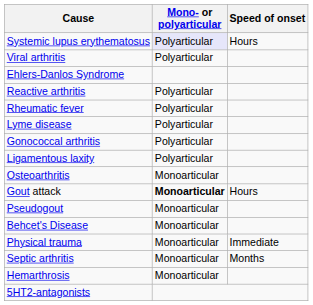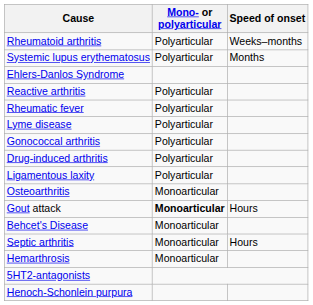+ row: (54, 41)
(184, 41) lavender background -> (184, 58) no background
(244, 41) Hours -> (247, 58) Months
- row: (36, 58)
+ row: (57, 158)
- row: (35, 208)
- row: (44, 242)
(247, 259) Months -> (244, 242) Hours
+ row: (70, 292)
